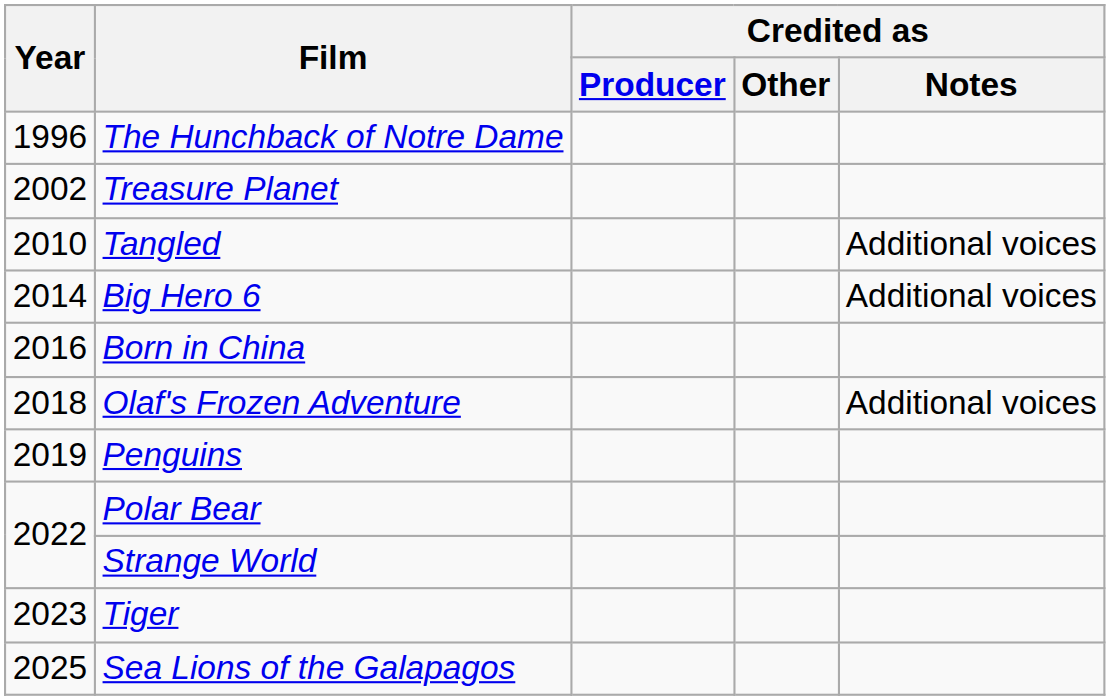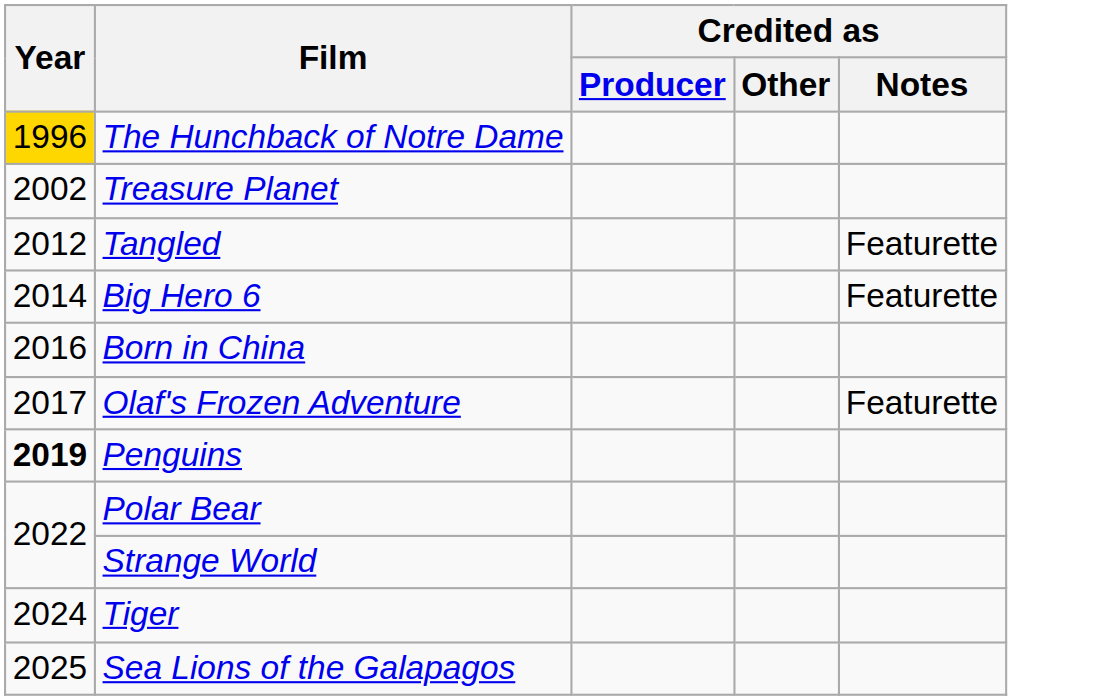(50, 137) no background -> (50, 137) gold background
(50, 243) 2010 -> (50, 243) 2012
(971, 243) Additional voices -> (922, 243) Featurette
(971, 296) Additional voices -> (922, 296) Featurette
(50, 402) 2018 -> (50, 402) 2017
(971, 402) Additional voices -> (922, 402) Featurette
(50, 455) normal -> (50, 455) bold
(50, 614) 2023 -> (50, 614) 2024
